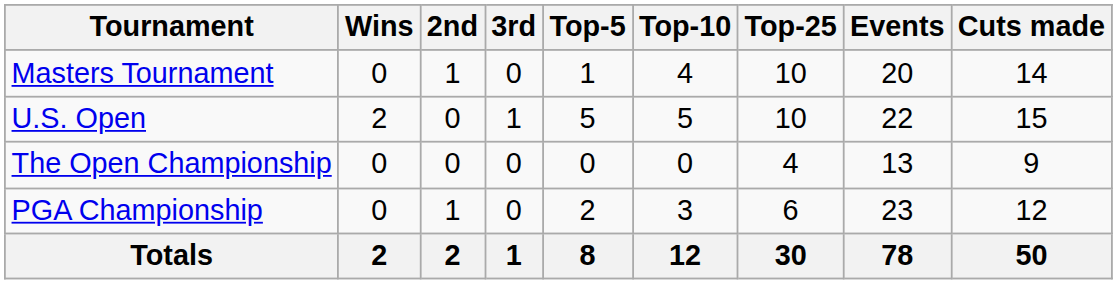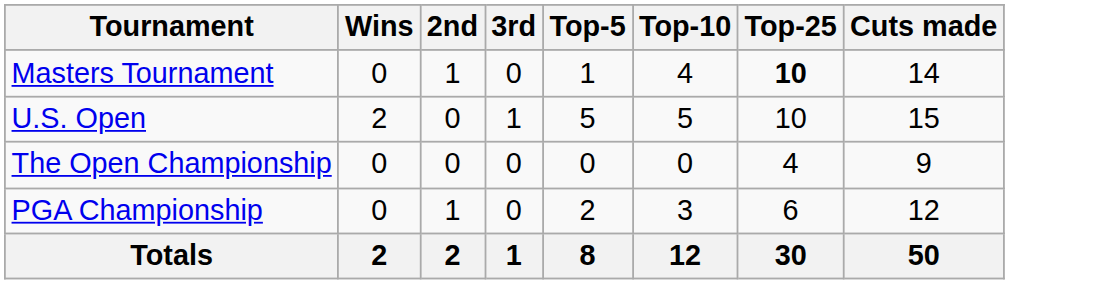- column: (897, 27)
(791, 73) normal -> (791, 73) bold
